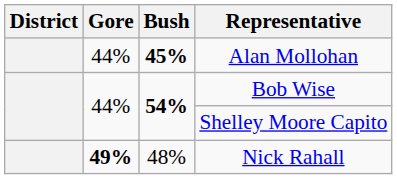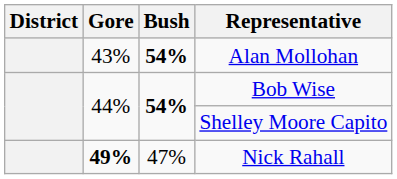(111, 55) 44% -> (111, 55) 43%
(166, 55) 45% -> (166, 55) 54%
(166, 156) 48% -> (166, 156) 47%
